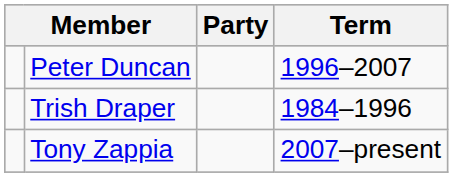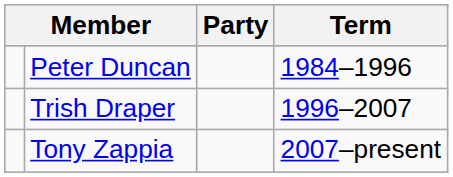(346, 66) 1996–2007 -> (346, 66) 1984–1996
(346, 108) 1984–1996 -> (346, 108) 1996–2007
